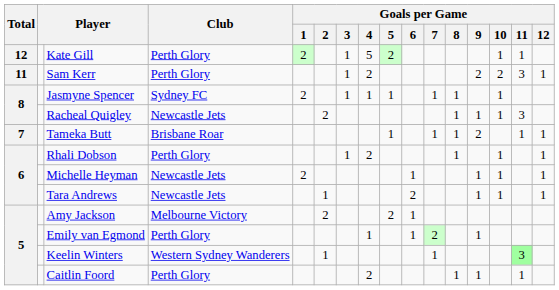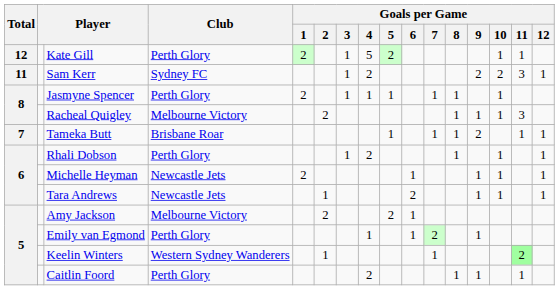(180, 74) Perth Glory -> (179, 74) Sydney FC
(179, 94) Sydney FC -> (180, 94) Perth Glory
(188, 114) Newcastle Jets -> (199, 114) Melbourne Victory
(522, 255) 3 -> (522, 255) 2
